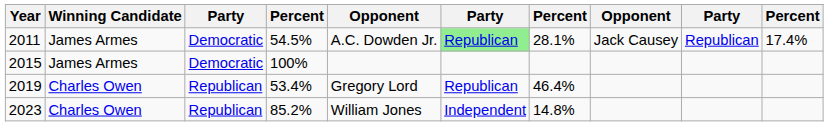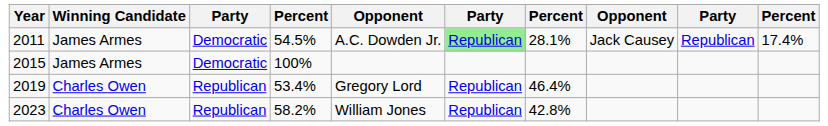(291, 110) 85.2% -> (295, 110) 58.2%
(485, 110) Independent -> (485, 110) Republican
(554, 110) 14.8% -> (550, 110) 42.8%
